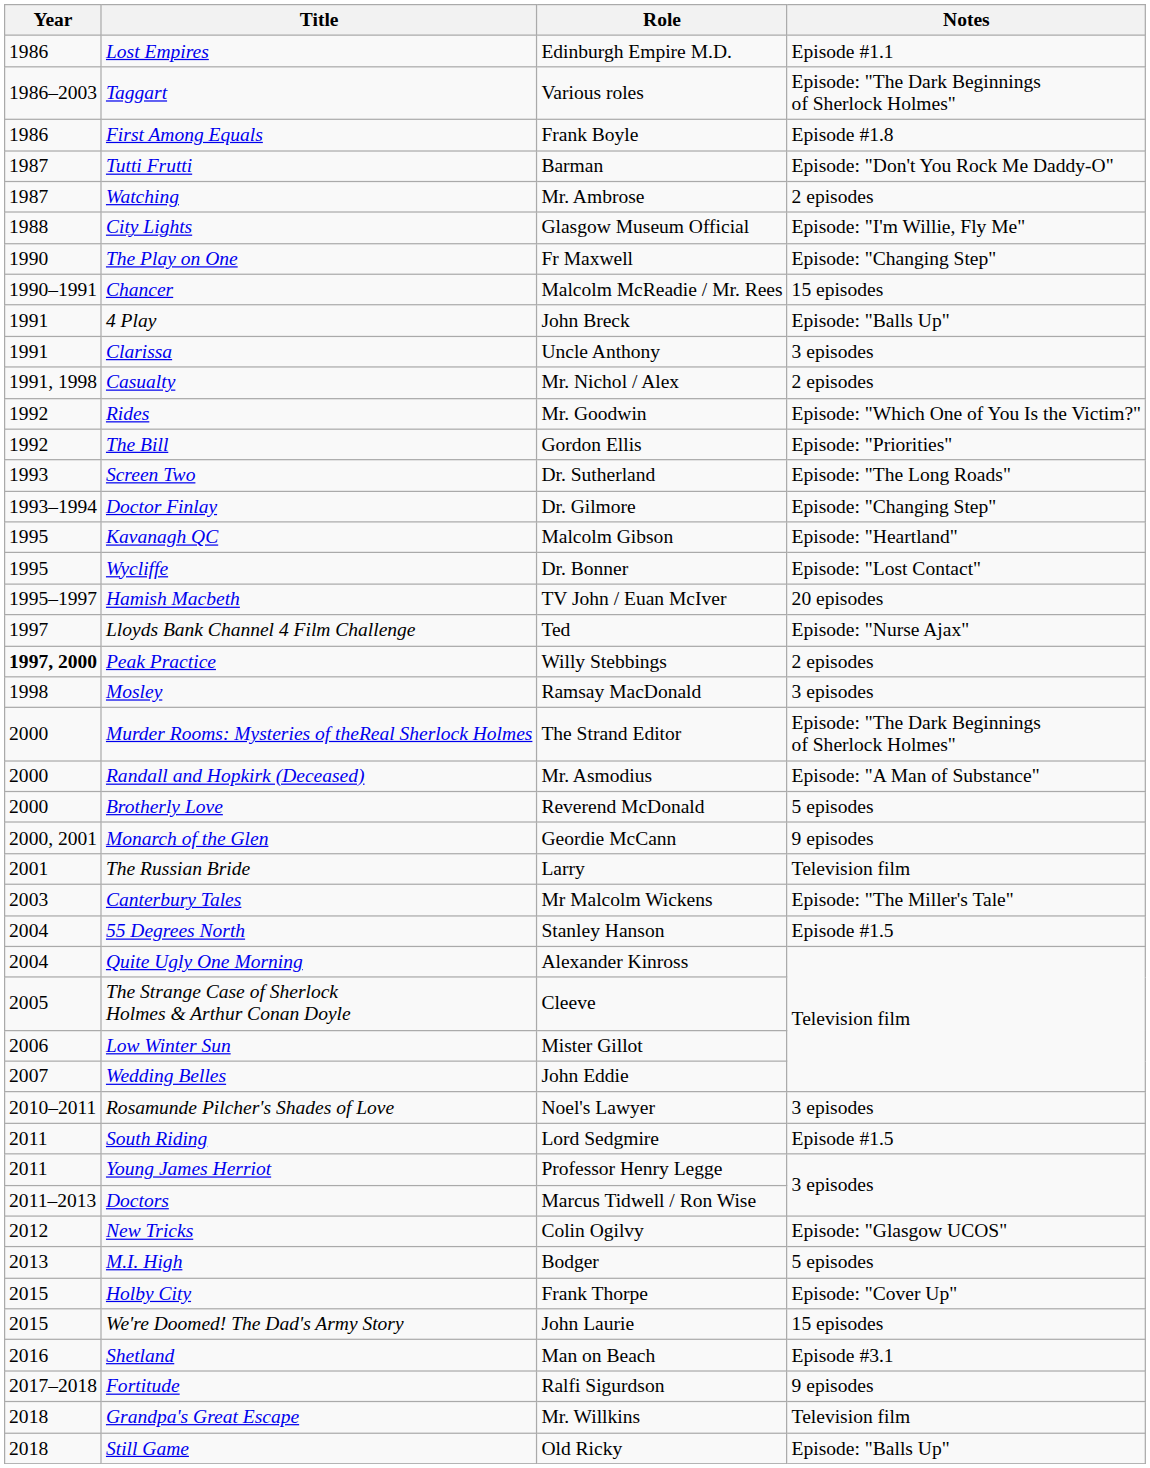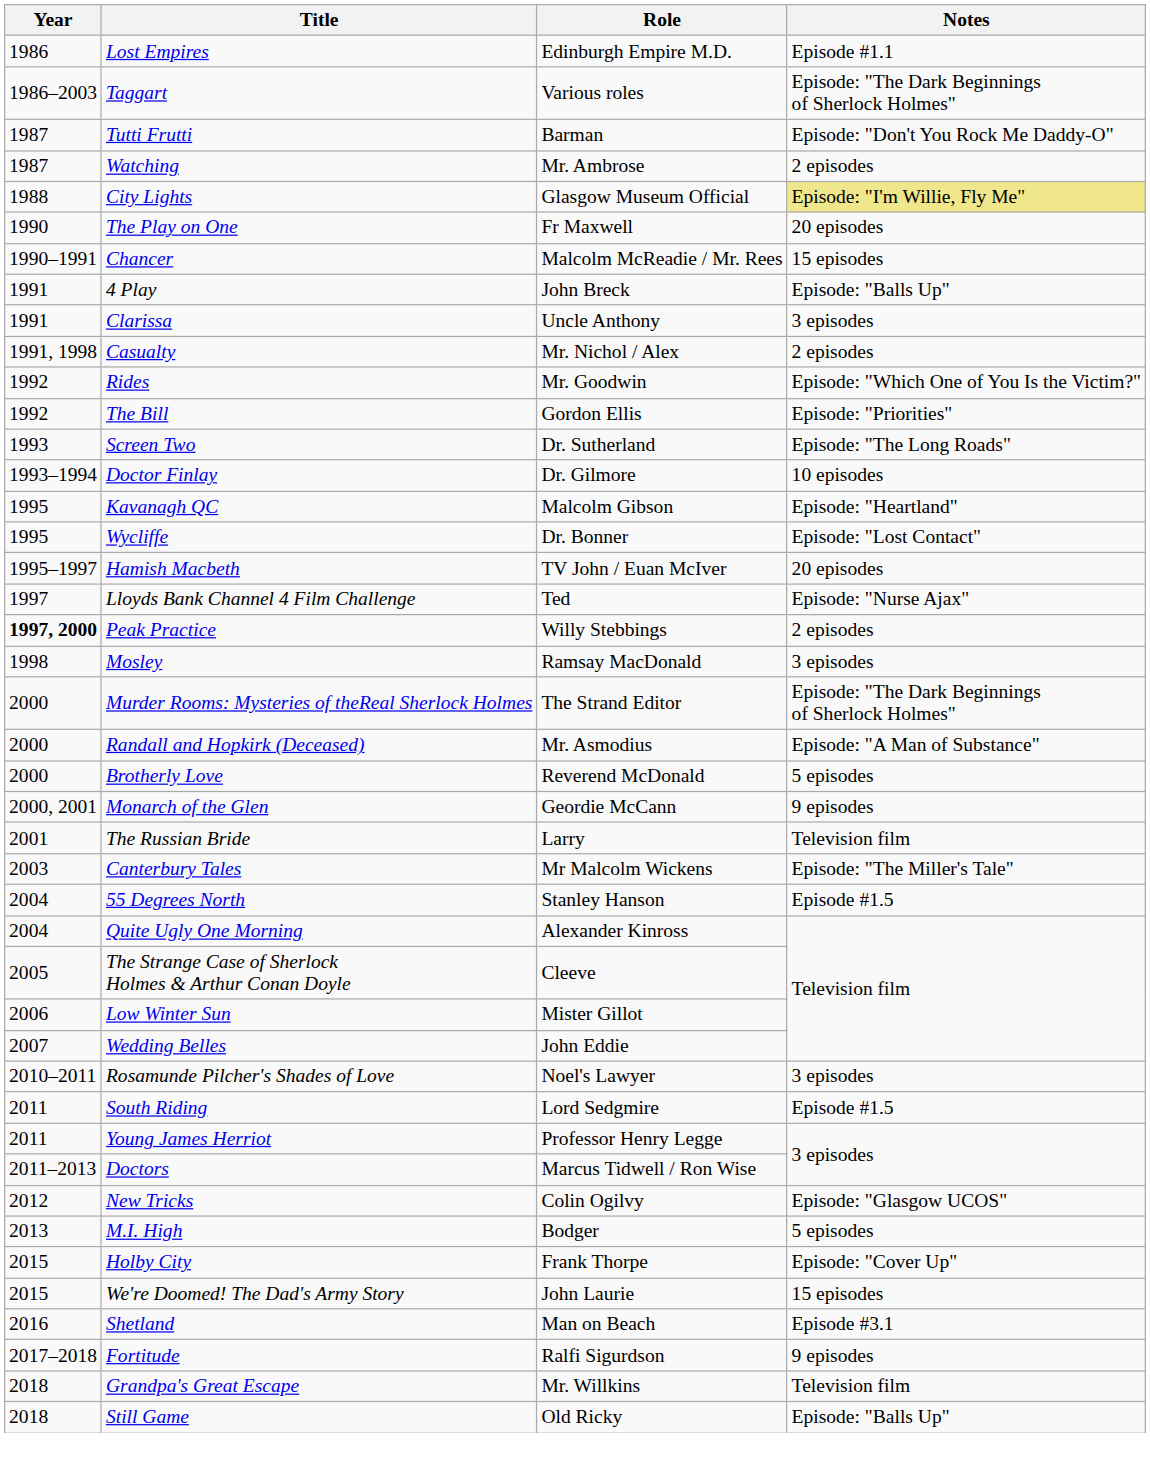- row: (184, 134)
(908, 227) no background -> (908, 196) khaki background
(894, 258) Episode: "Changing Step" -> (837, 227) 20 episodes
(894, 506) Episode: "Changing Step" -> (837, 475) 10 episodes
